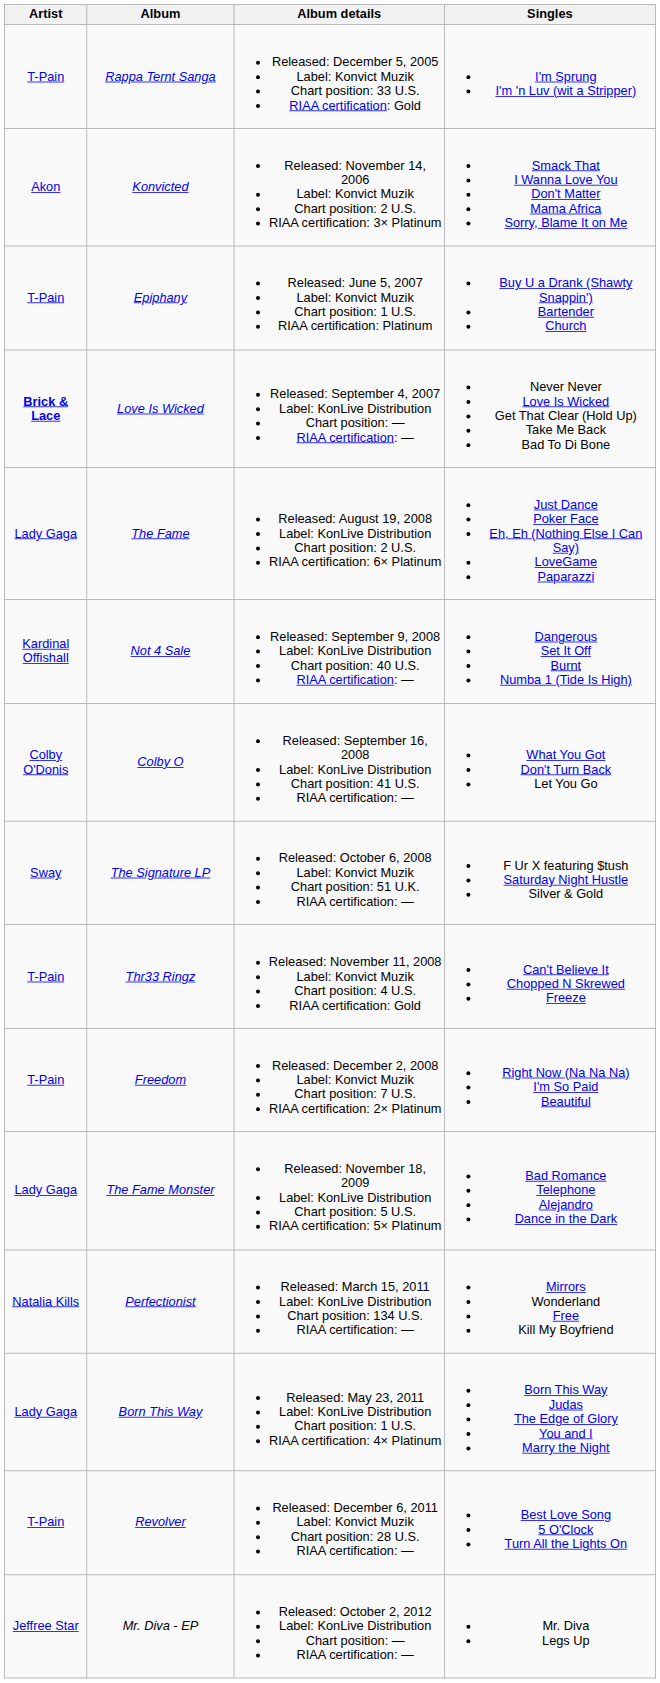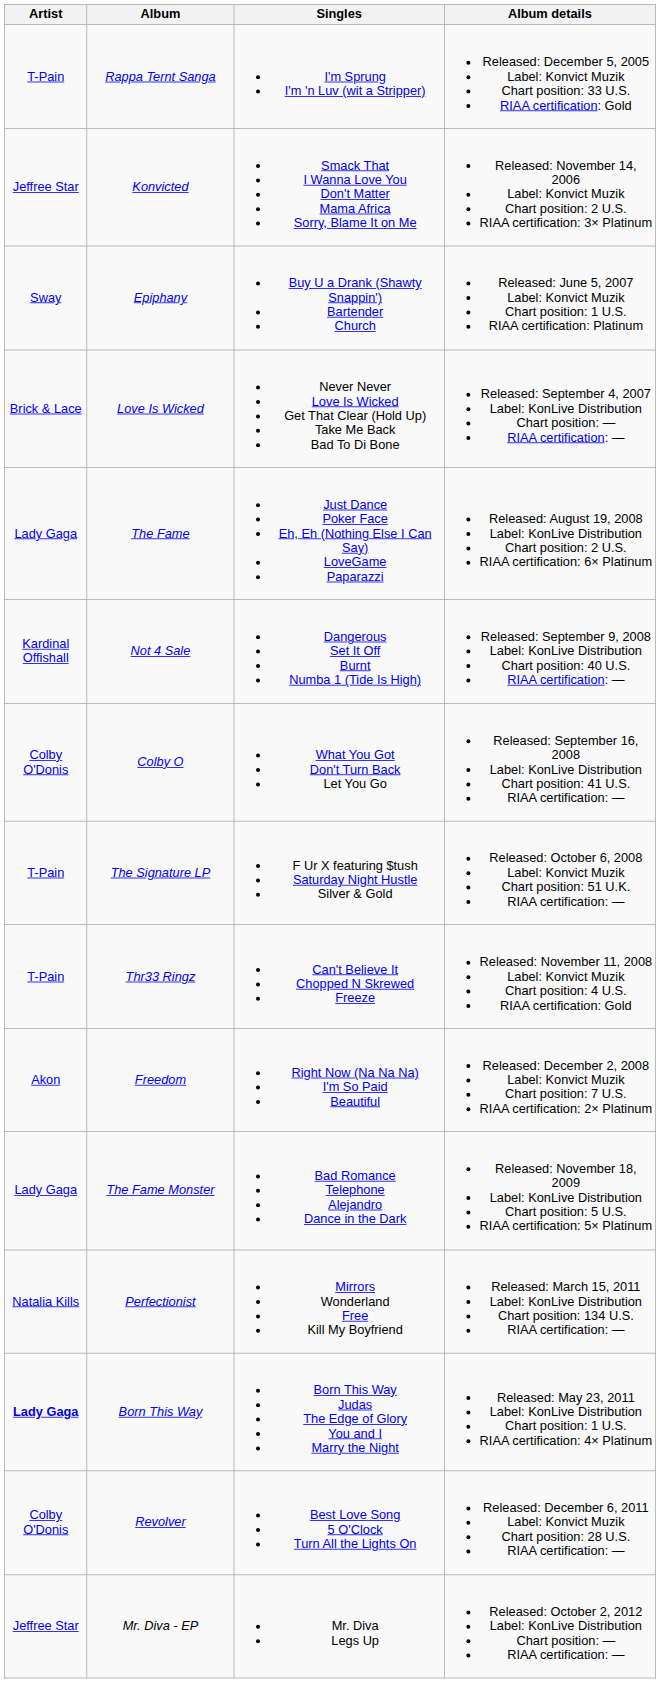columns swapped: (339, 14) <-> (550, 14)
(46, 187) Akon -> (46, 187) Jeffree Star
(46, 297) T-Pain -> (46, 297) Sway
(46, 408) bold -> (46, 408) normal
(46, 873) Sway -> (46, 873) T-Pain
(46, 1080) T-Pain -> (46, 1080) Akon
(46, 1412) normal -> (46, 1412) bold
(46, 1522) T-Pain -> (46, 1522) Colby O'Donis
